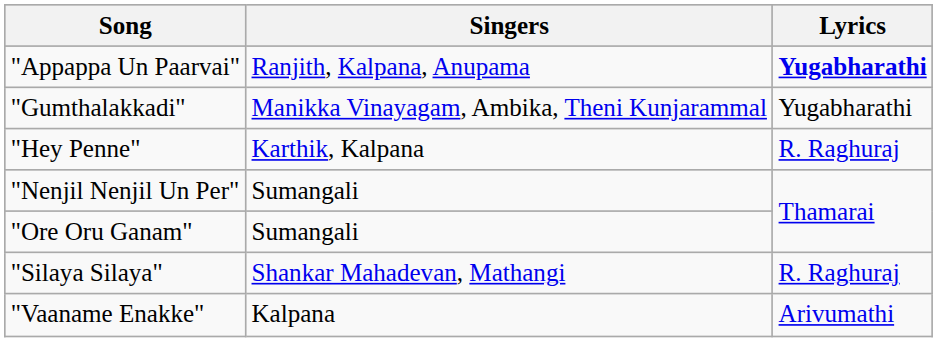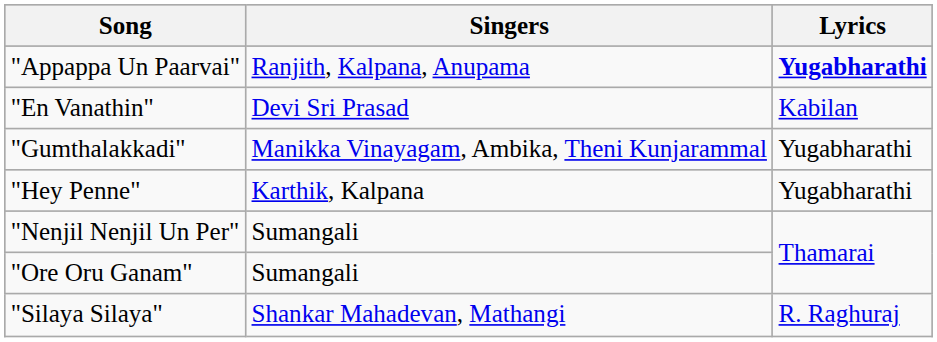+ row: (82, 108)
(839, 149) R. Raghuraj -> (845, 190) Yugabharathi
- row: (107, 314)
